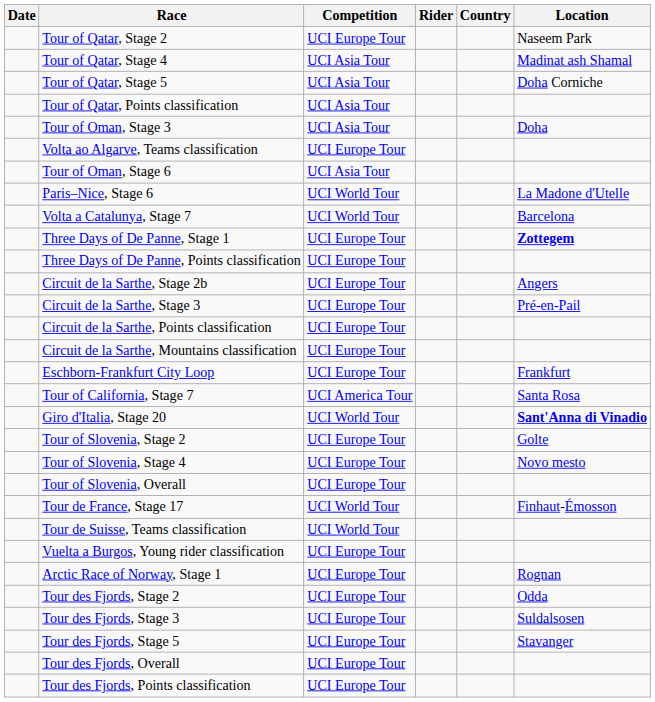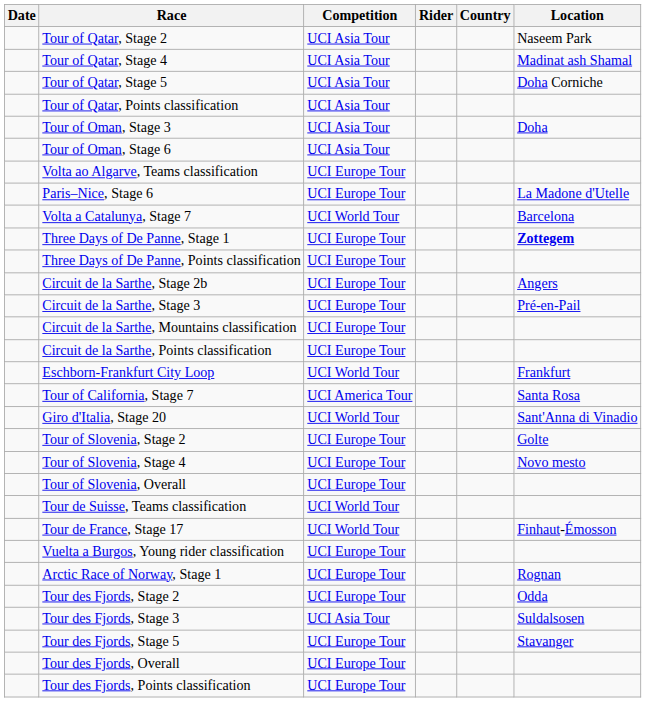(356, 37) UCI Europe Tour -> (349, 37) UCI Asia Tour
rows swapped: (107, 171) <-> (150, 149)
(353, 194) UCI World Tour -> (356, 194) UCI Europe Tour
rows swapped: (157, 328) <-> (169, 350)
(356, 372) UCI Europe Tour -> (353, 372) UCI World Tour
(582, 417) bold -> (577, 417) normal
rows swapped: (144, 529) <-> (113, 506)
(356, 618) UCI Europe Tour -> (349, 618) UCI Asia Tour
